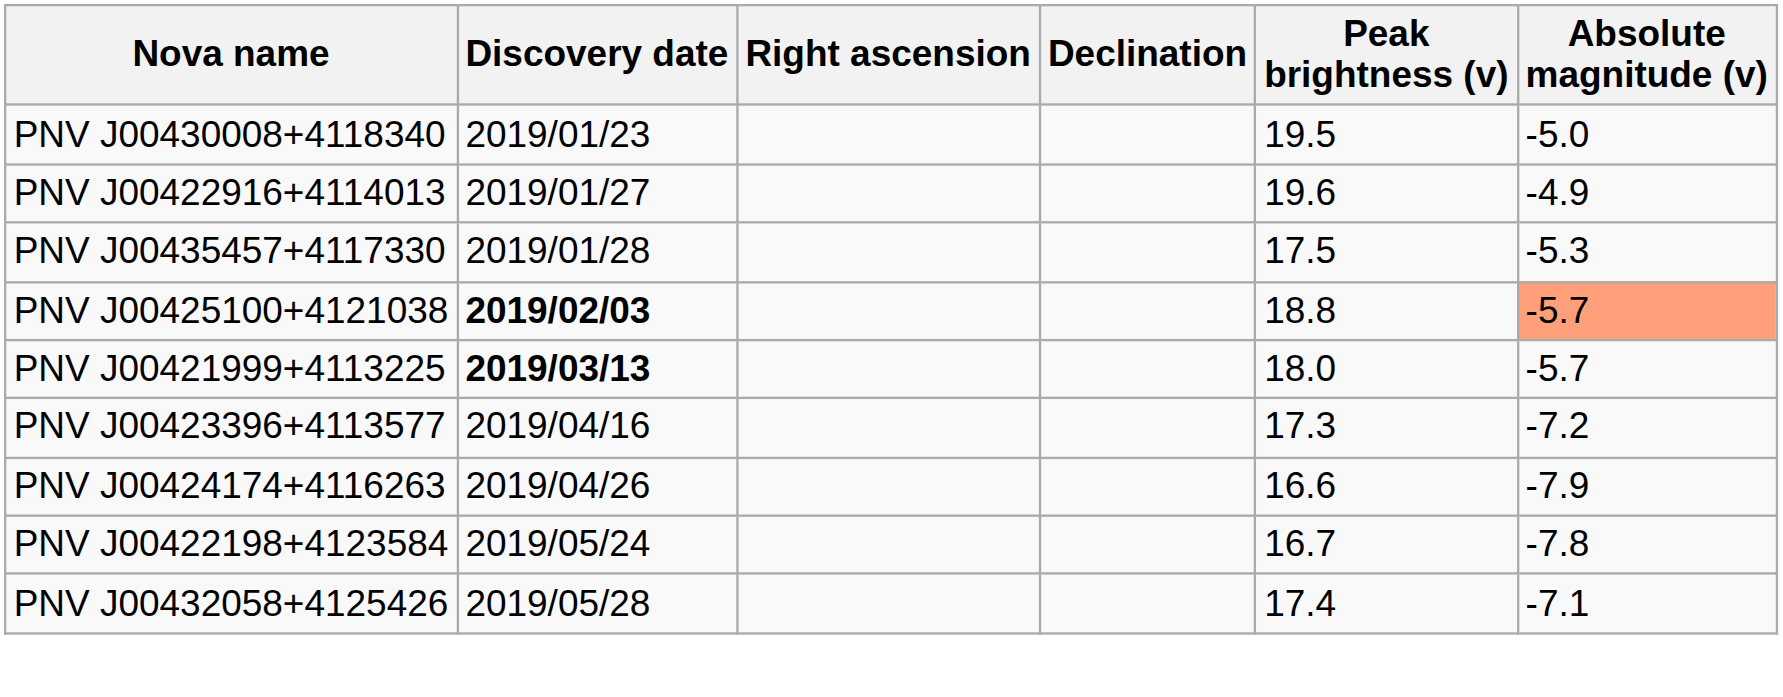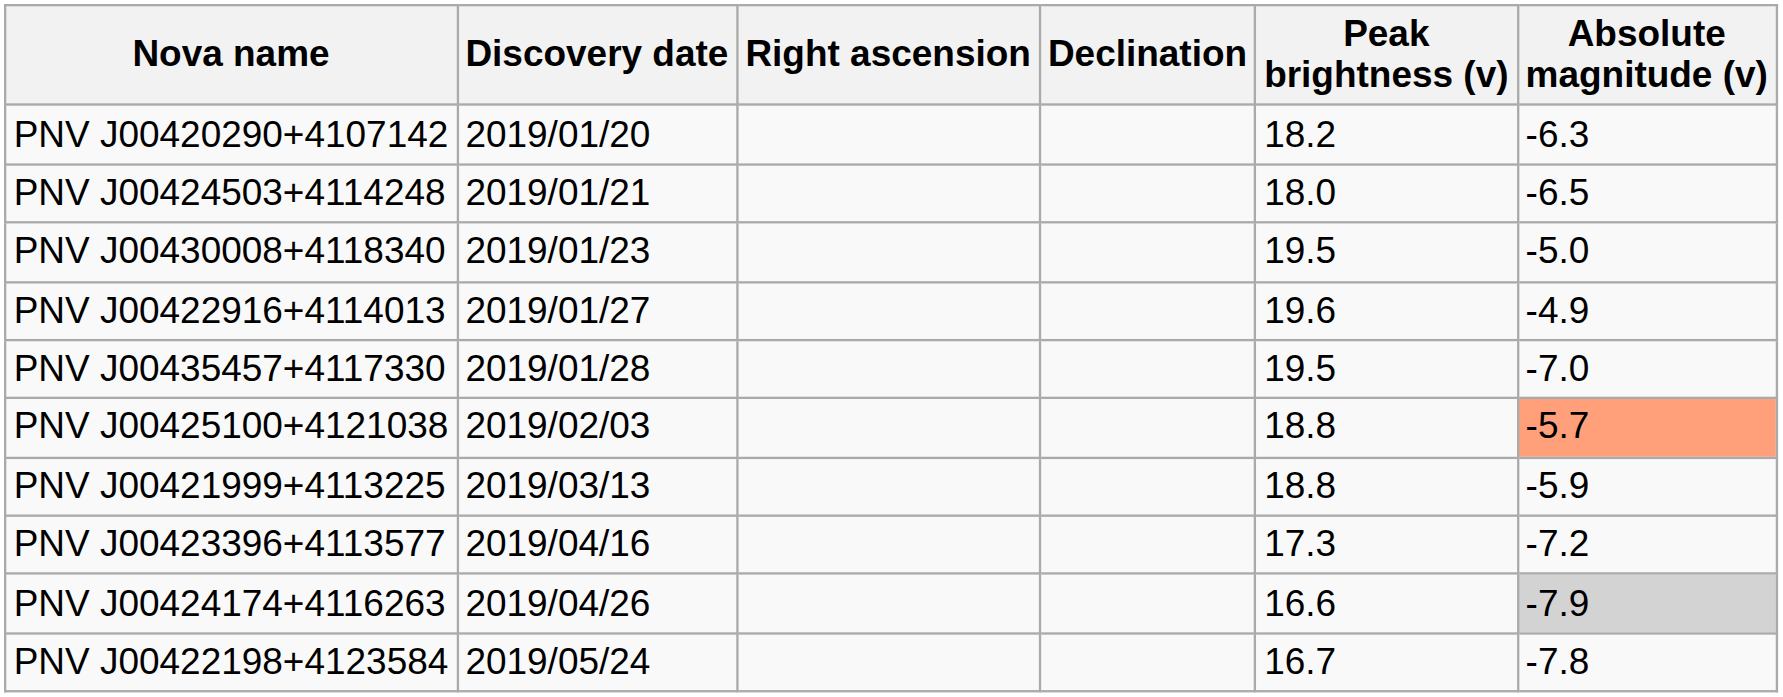+ row: (231, 134)
+ row: (230, 192)
(1300, 251) 17.5 -> (1300, 368) 19.5
(1557, 251) -5.3 -> (1557, 368) -7.0
(558, 309) bold -> (558, 427) normal
(558, 368) bold -> (558, 485) normal
(1300, 368) 18.0 -> (1300, 485) 18.8
(1557, 368) -5.7 -> (1557, 485) -5.9
(1557, 485) no background -> (1557, 602) lightgrey background
- row: (231, 602)
